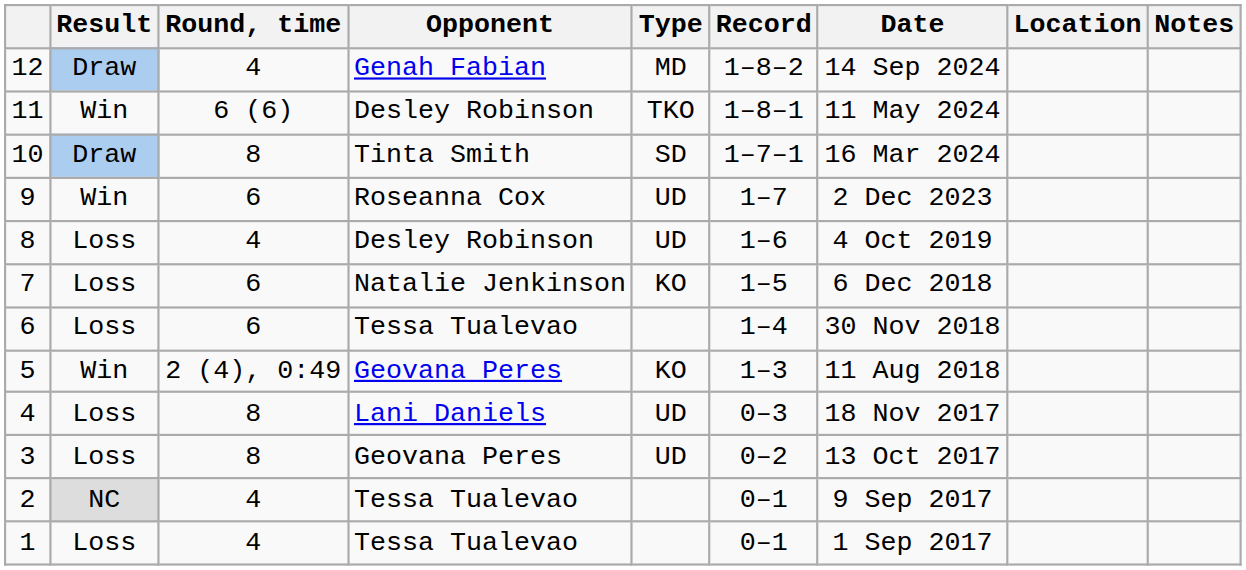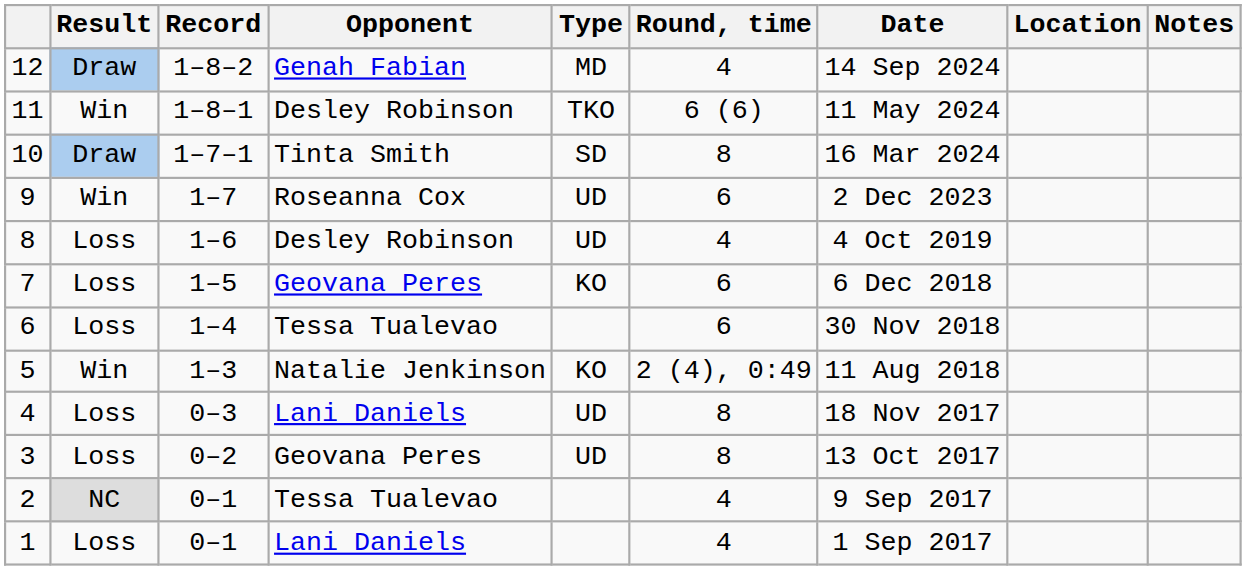columns swapped: (764, 27) <-> (253, 27)
(490, 285) Natalie Jenkinson -> (378, 285) Geovana Peres
(458, 371) Geovana Peres -> (410, 371) Natalie Jenkinson
(466, 544) Tessa Tualevao -> (370, 544) Lani Daniels
